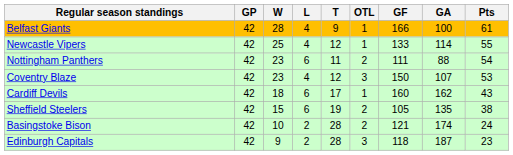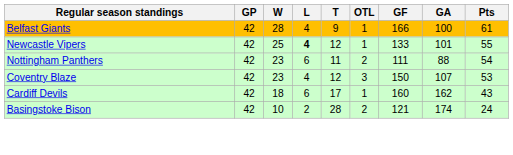(307, 45) normal -> (307, 45) bold
(444, 45) 114 -> (444, 45) 101
- row: (47, 110)
- row: (50, 142)
